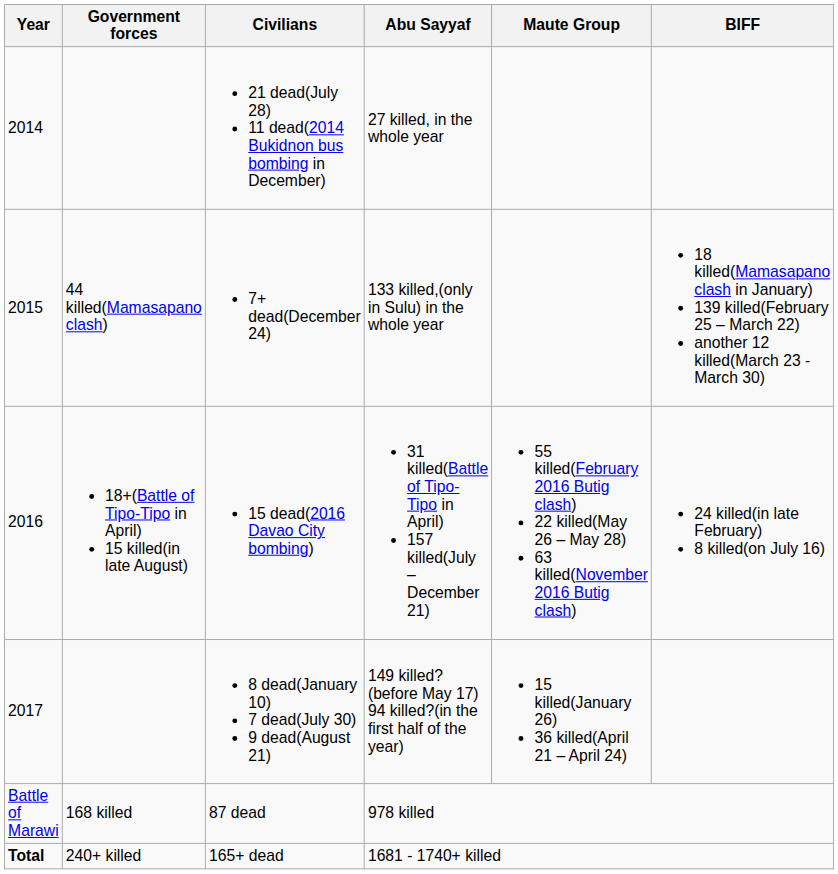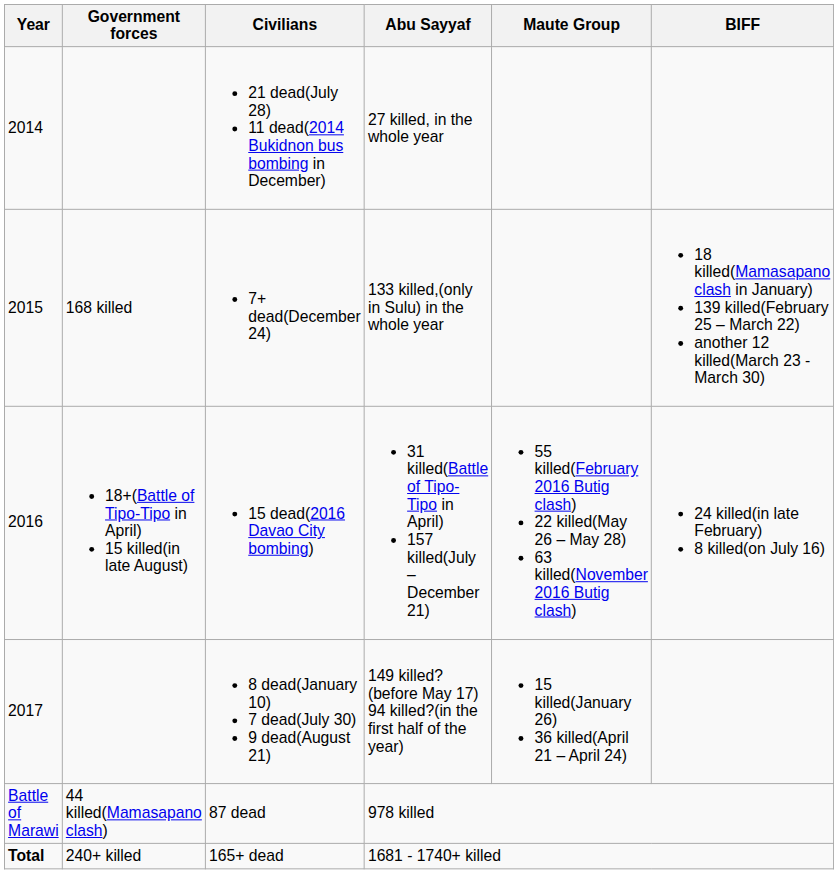(134, 307) 44 killed(Mamasapano clash) -> (99, 307) 168 killed
(99, 813) 168 killed -> (134, 813) 44 killed(Mamasapano clash)
